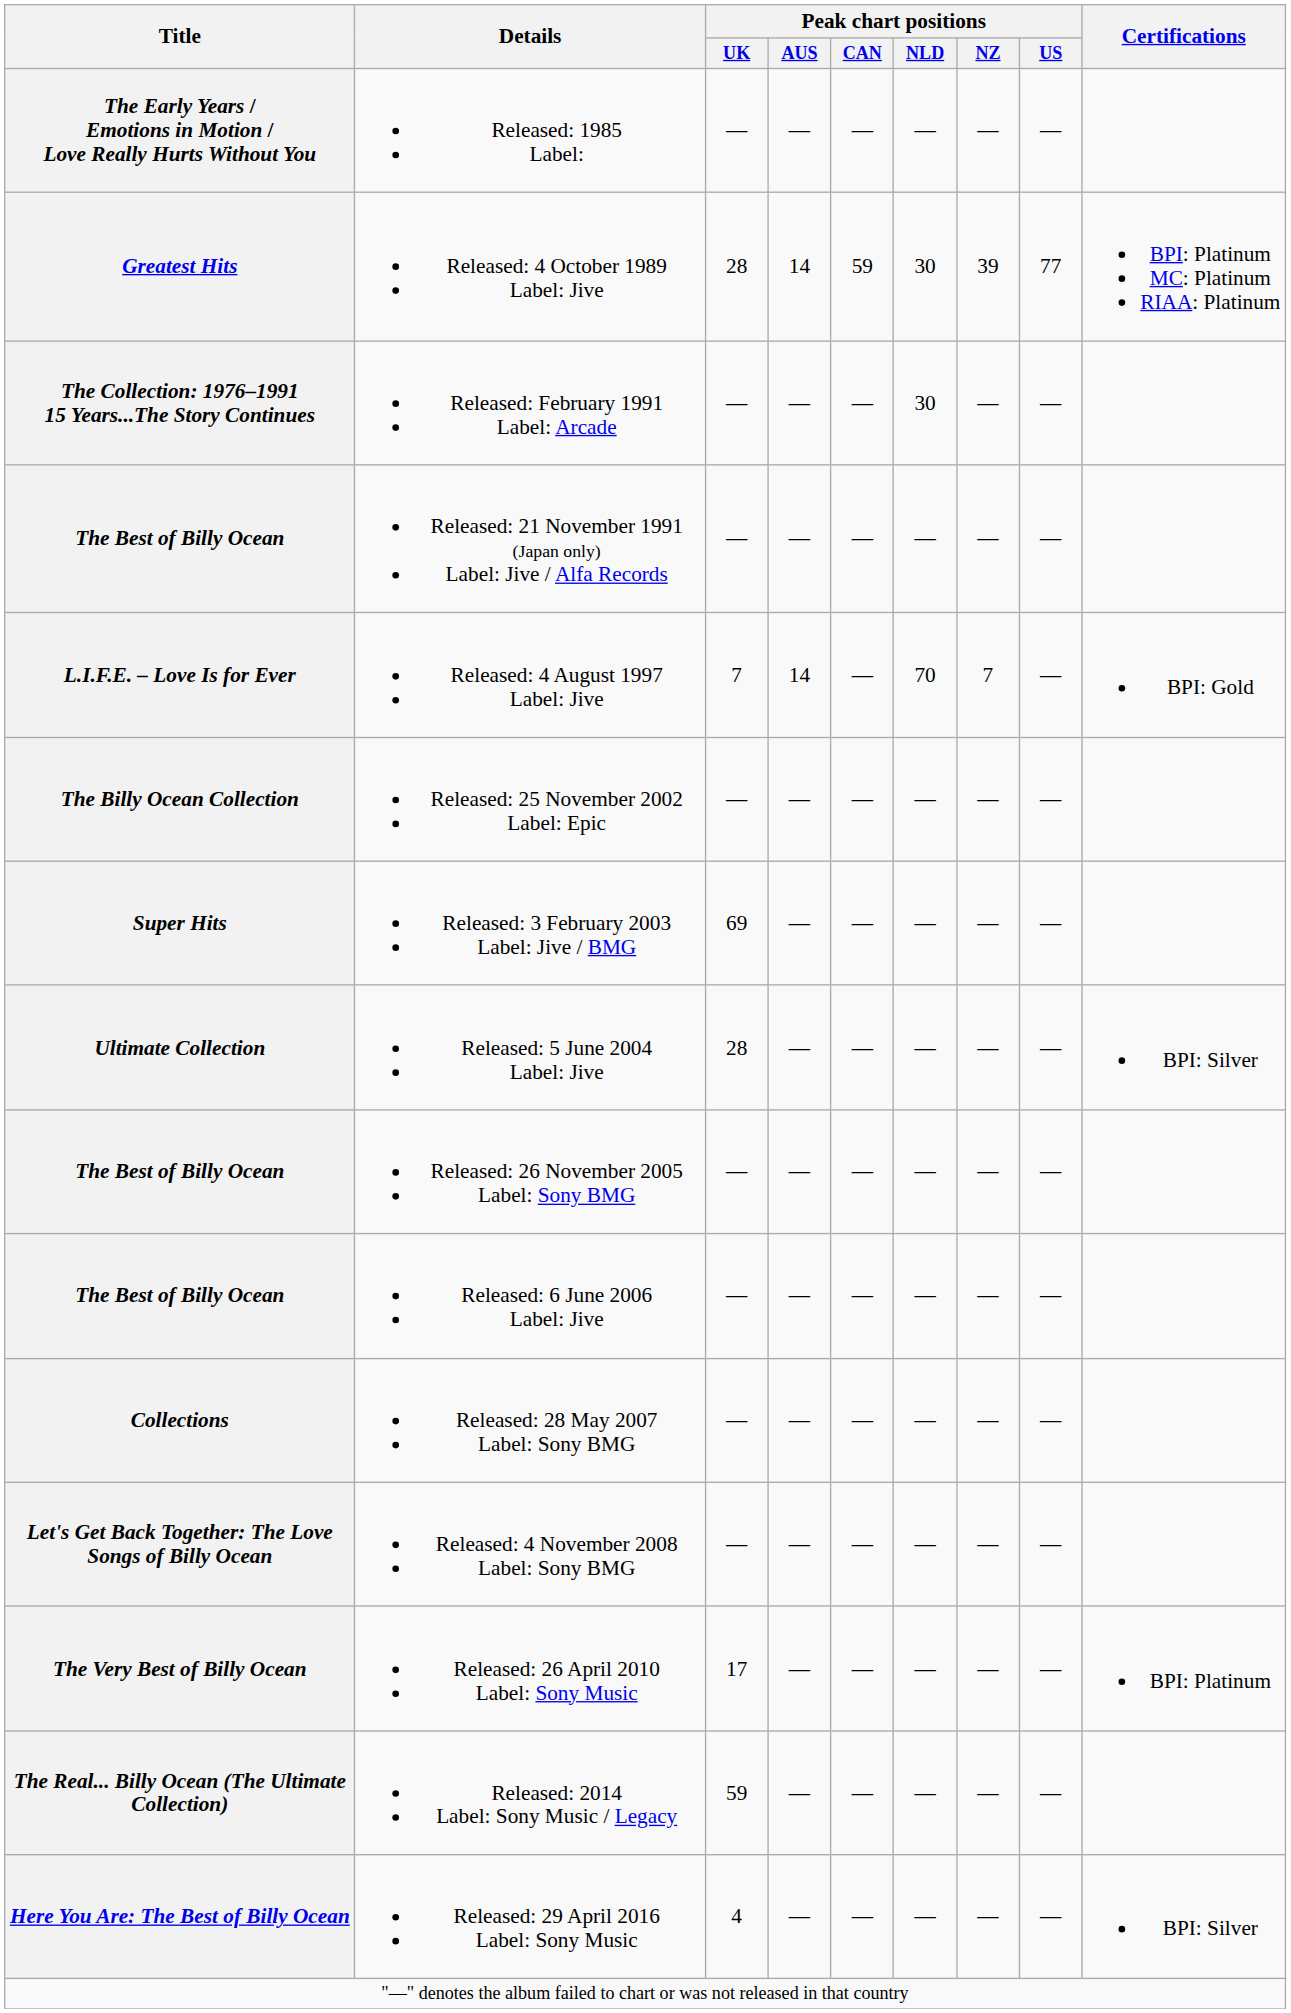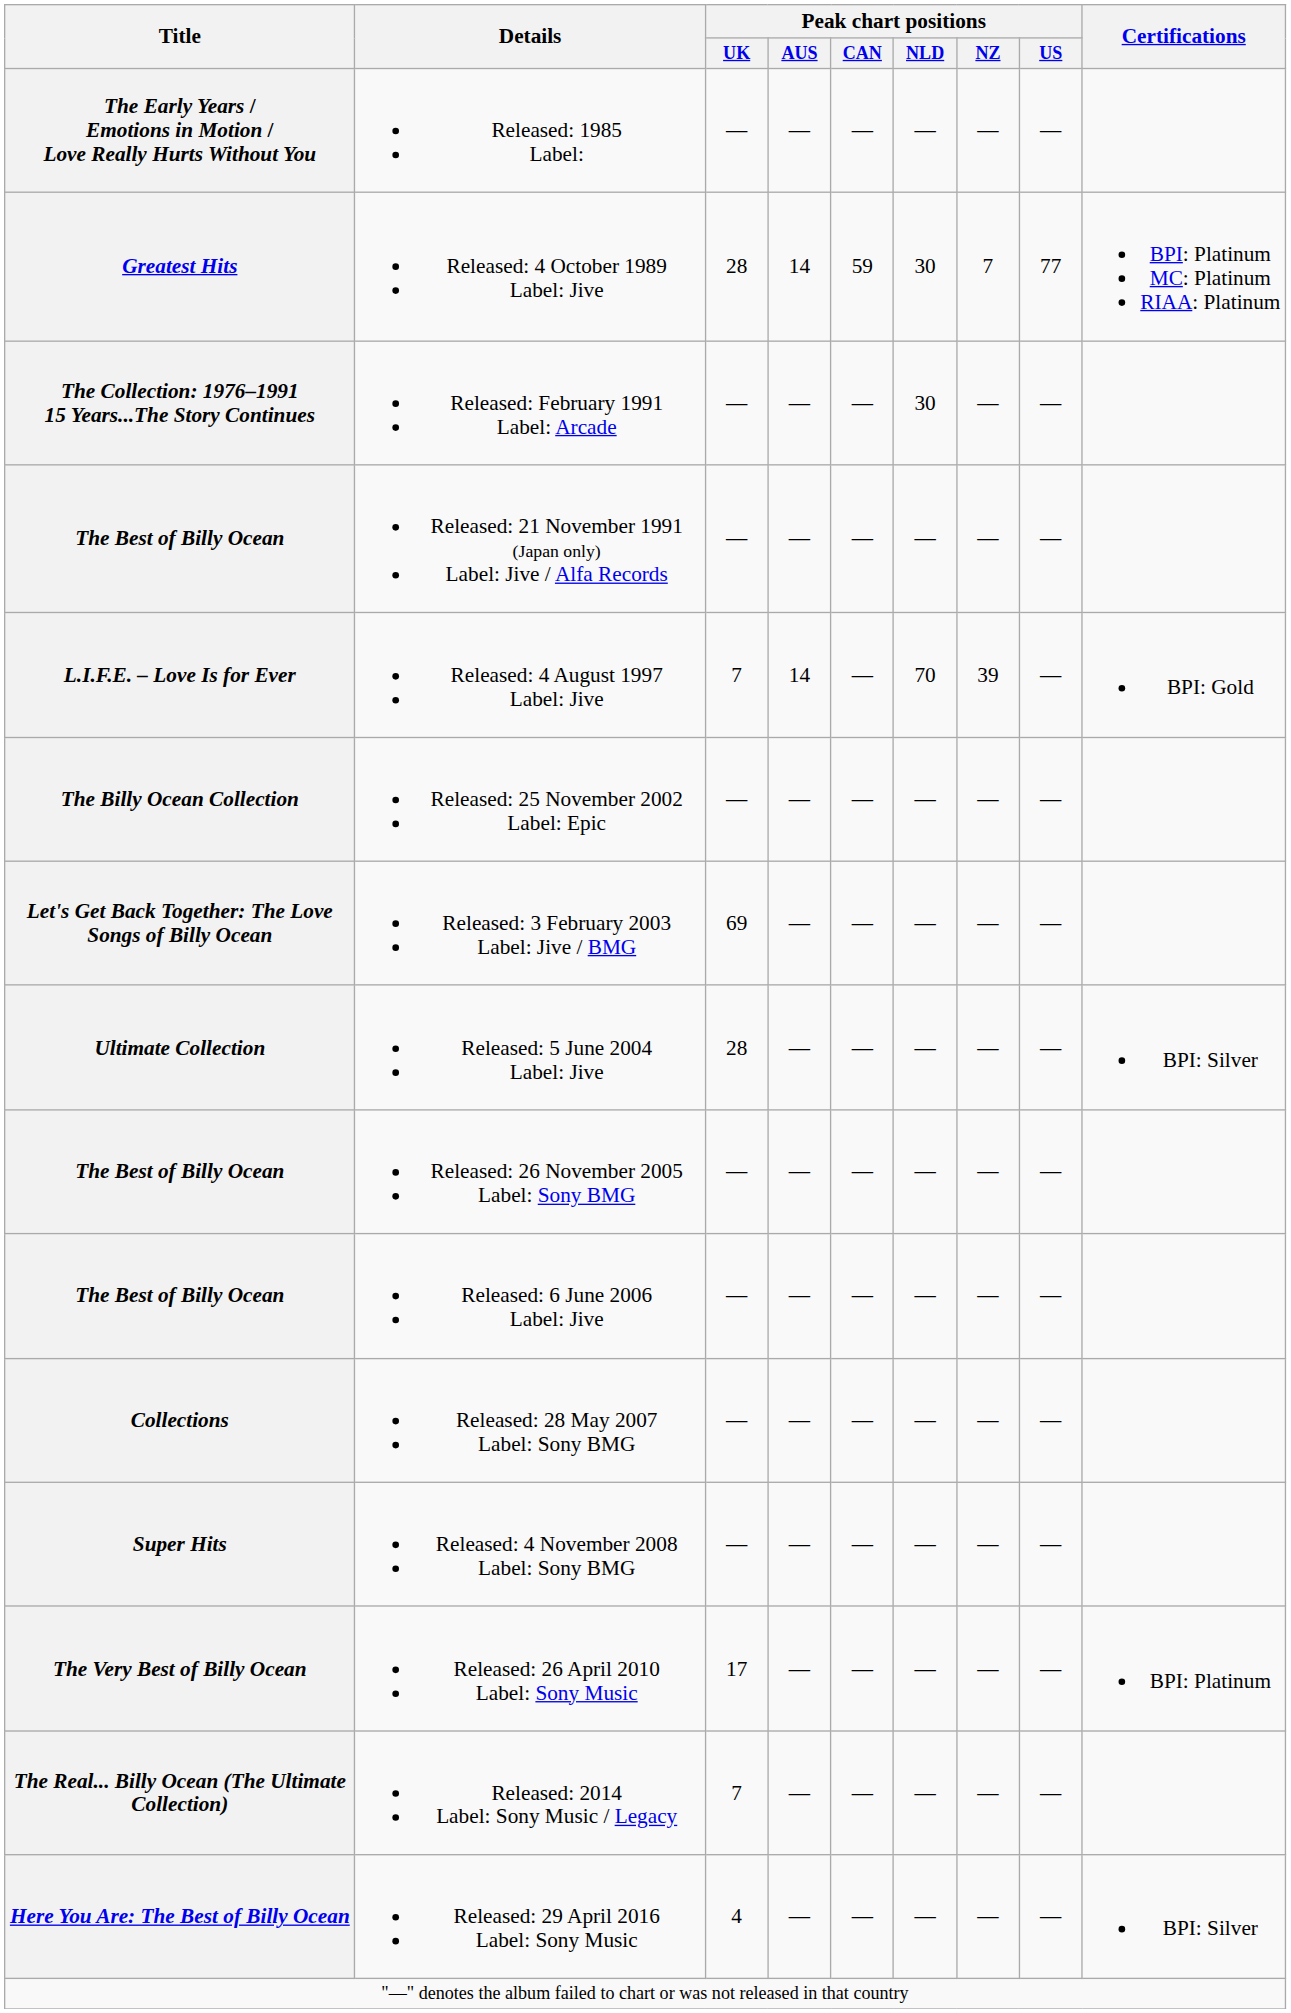(988, 266) 39 -> (988, 266) 7
(988, 674) 7 -> (988, 674) 39
(180, 923) Super Hits -> (180, 923) Let's Get Back Together: The Love Songs of Billy Ocean
(180, 1544) Let's Get Back Together: The Love Songs of Billy Ocean -> (180, 1544) Super Hits
(737, 1792) 59 -> (737, 1792) 7
